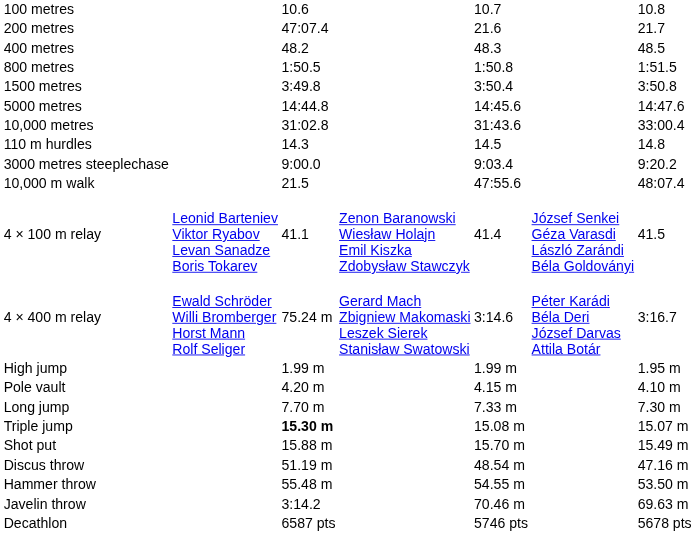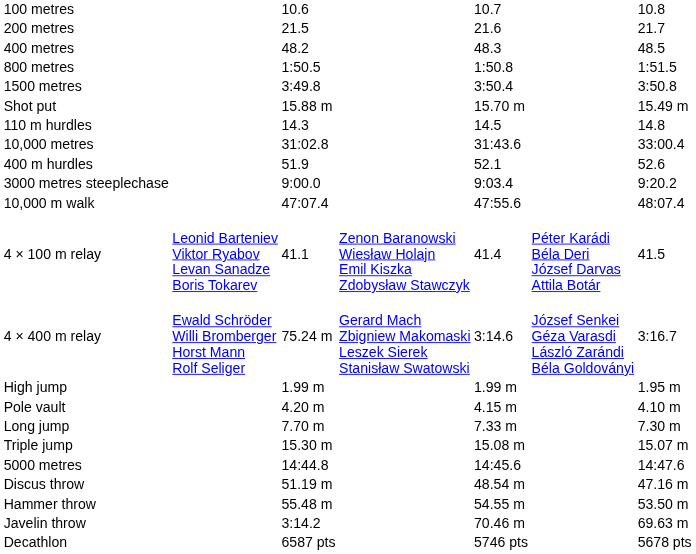(305, 28) 47:07.4 -> (295, 28) 21.5
rows swapped: (43, 106) <-> (30, 446)
rows swapped: (49, 125) <-> (48, 145)
+ row: (48, 164)
(295, 183) 21.5 -> (305, 203) 47:07.4
(583, 242) József Senkei Géza Varasdi László Zarándi Béla Goldoványi -> (576, 262) Péter Karádi Béla Deri József Darvas Attila Botár
(576, 325) Péter Karádi Béla Deri József Darvas Attila Botár -> (583, 344) József Senkei Géza Varasdi László Zarándi Béla Goldoványi
(307, 426) bold -> (307, 446) normal
